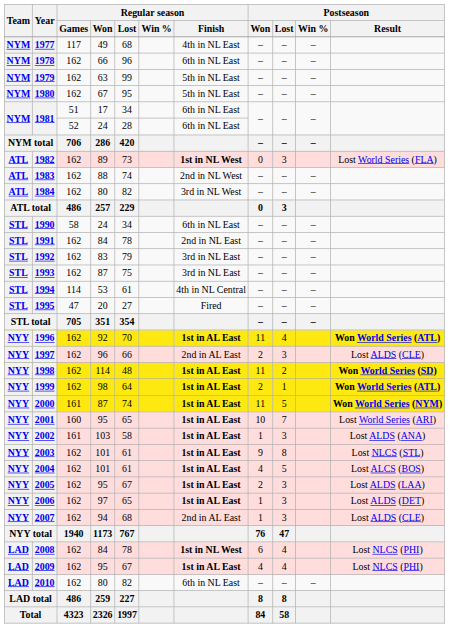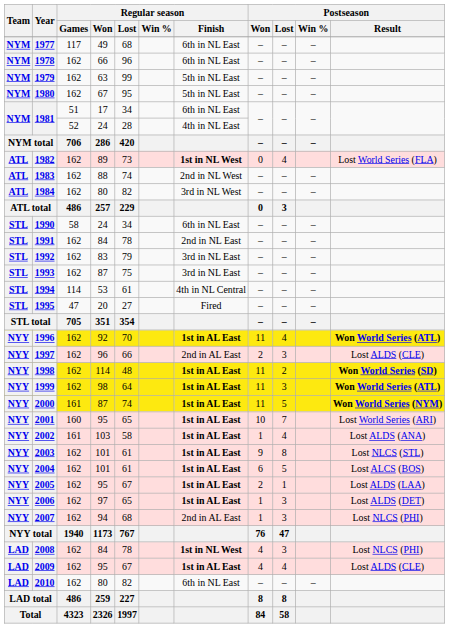(211, 45) 4th in NL East -> (211, 45) 6th in NL East
(211, 126) 6th in NL East -> (211, 126) 4th in NL East
(284, 159) 3 -> (284, 159) 4
(260, 387) 2 -> (260, 387) 11
(284, 387) 1 -> (284, 387) 3
(284, 436) 3 -> (284, 436) 4
(260, 468) 4 -> (260, 468) 6
(284, 485) 3 -> (284, 485) 1
(388, 517) Lost ALDS (CLE) -> (388, 517) Lost NLCS (PHI)
(260, 550) 6 -> (260, 550) 4
(284, 550) 4 -> (284, 550) 3
(388, 566) Lost NLCS (PHI) -> (388, 566) Lost ALDS (CLE)
